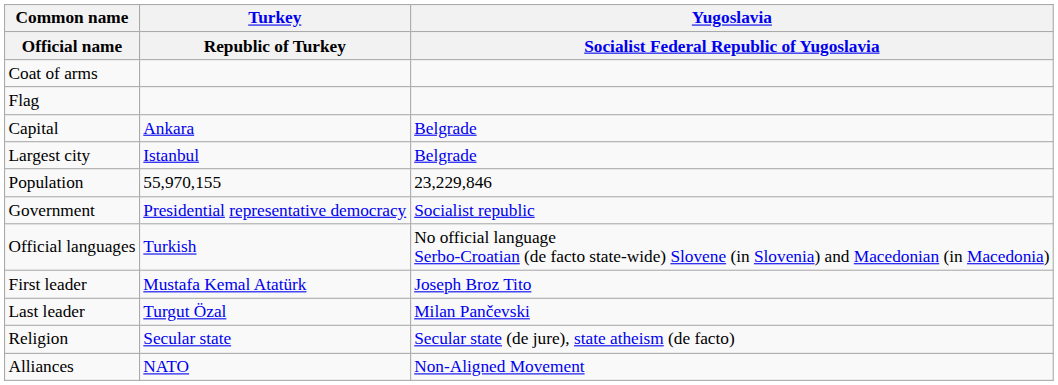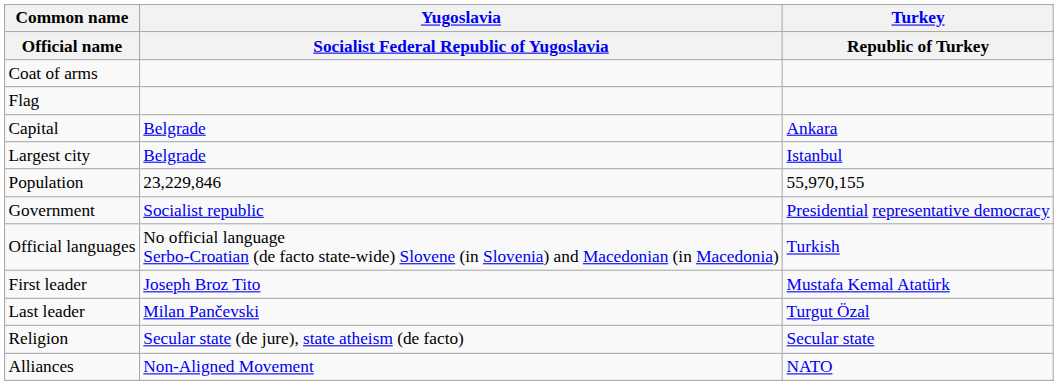columns swapped: (275, 45) <-> (732, 45)
